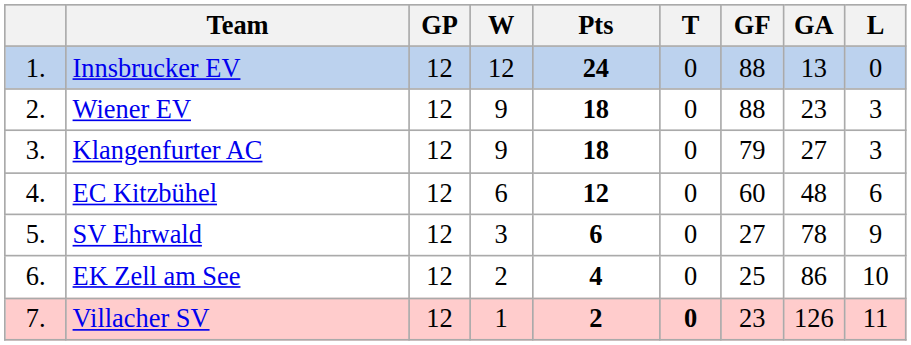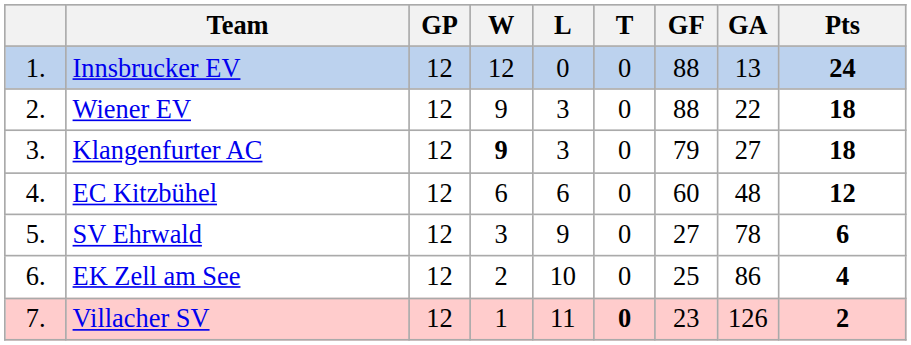columns swapped: (875, 25) <-> (596, 25)
(814, 109) 23 -> (748, 109) 22
(501, 151) normal -> (501, 151) bold
